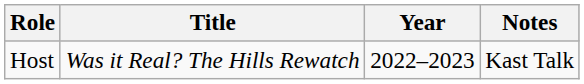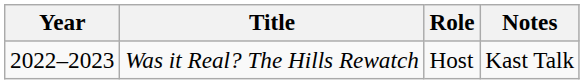columns swapped: (422, 22) <-> (33, 22)
